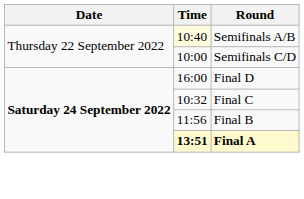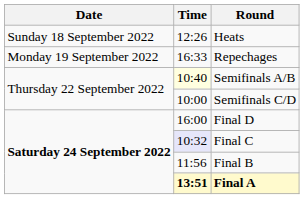+ row: (229, 36)
+ row: (246, 57)
(192, 99) no background -> (192, 141) lavender background
